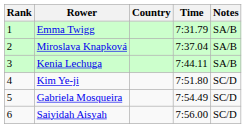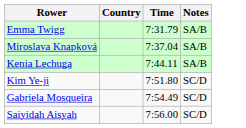- column: (19, 13)
